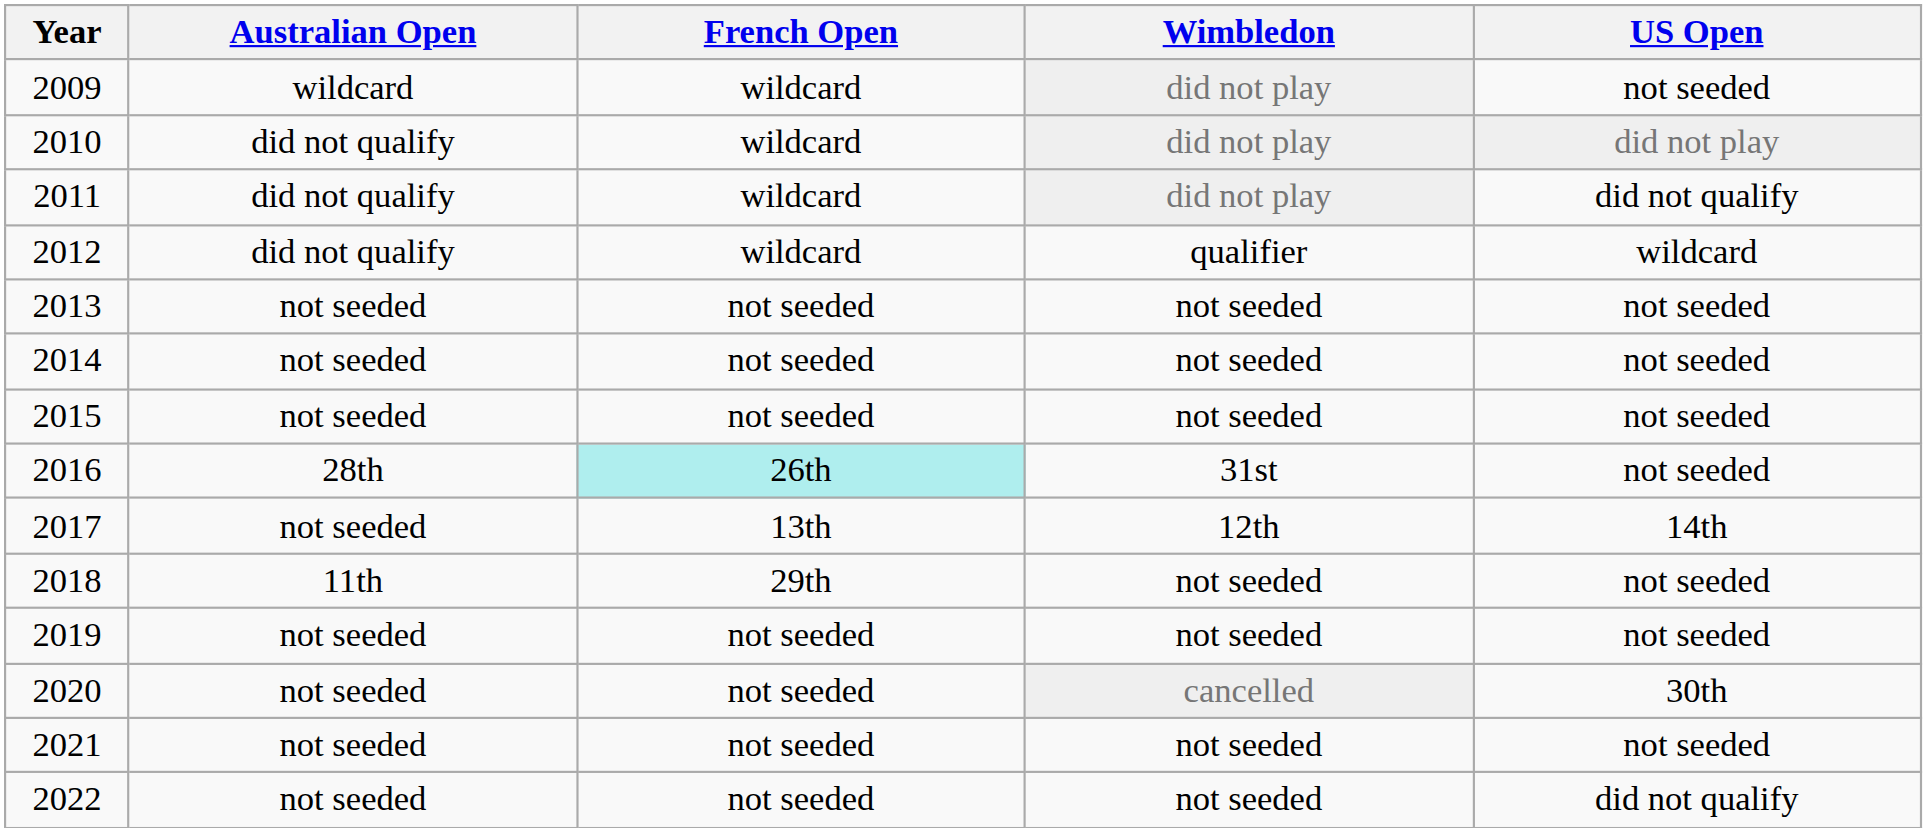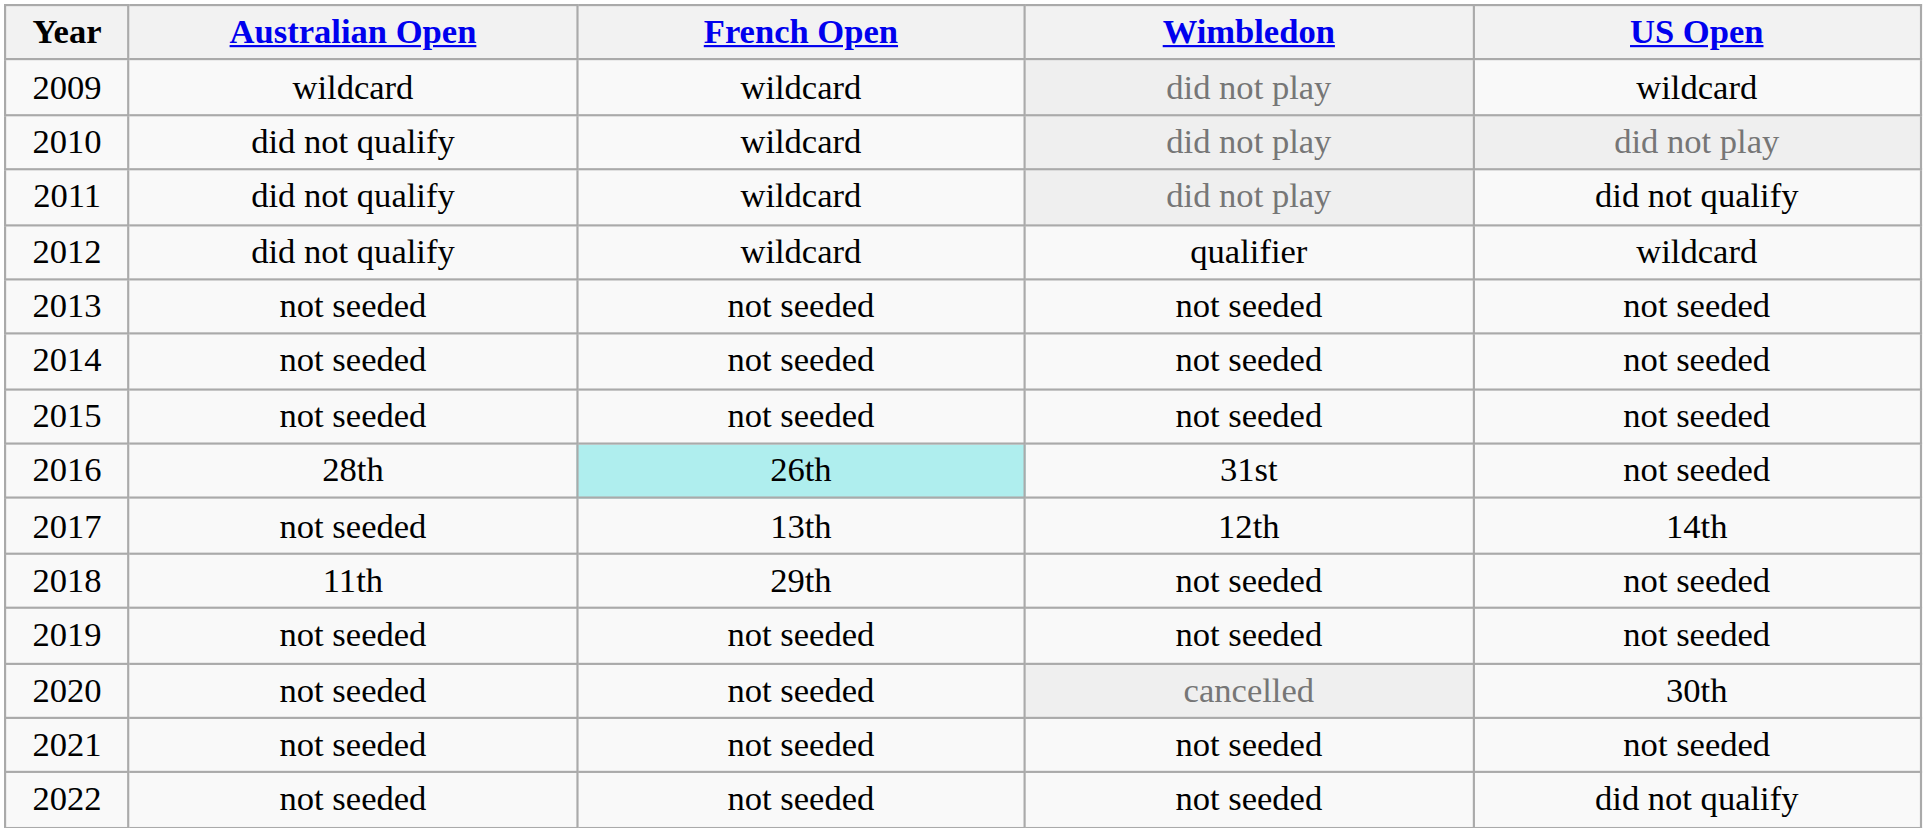(1697, 86) not seeded -> (1697, 86) wildcard
